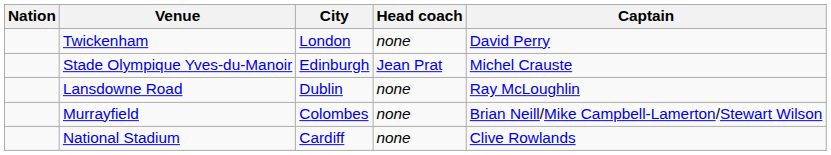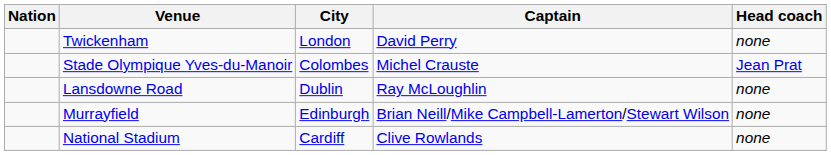columns swapped: (420, 16) <-> (646, 16)
(334, 65) Edinburgh -> (334, 65) Colombes
(334, 114) Colombes -> (334, 114) Edinburgh
